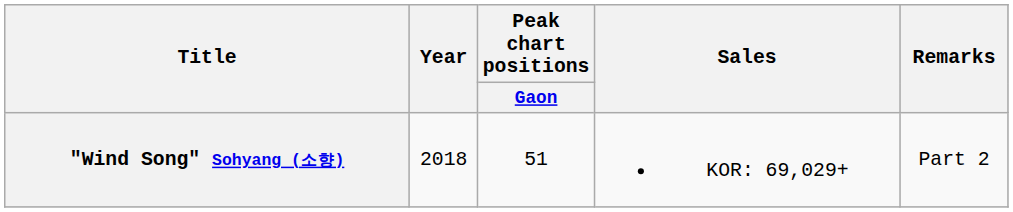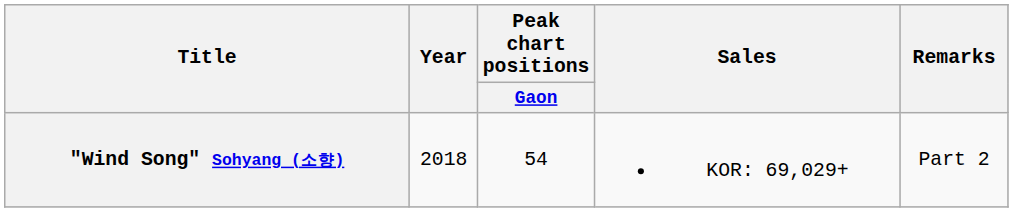(536, 160) 51 -> (536, 160) 54
